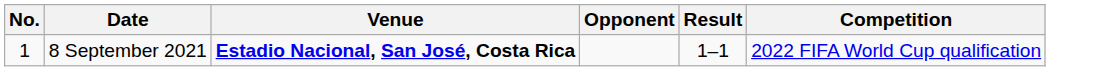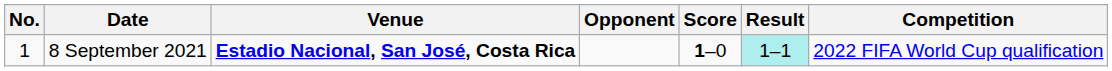+ column: (710, 19)
(713, 50) no background -> (775, 50) paleturquoise background
